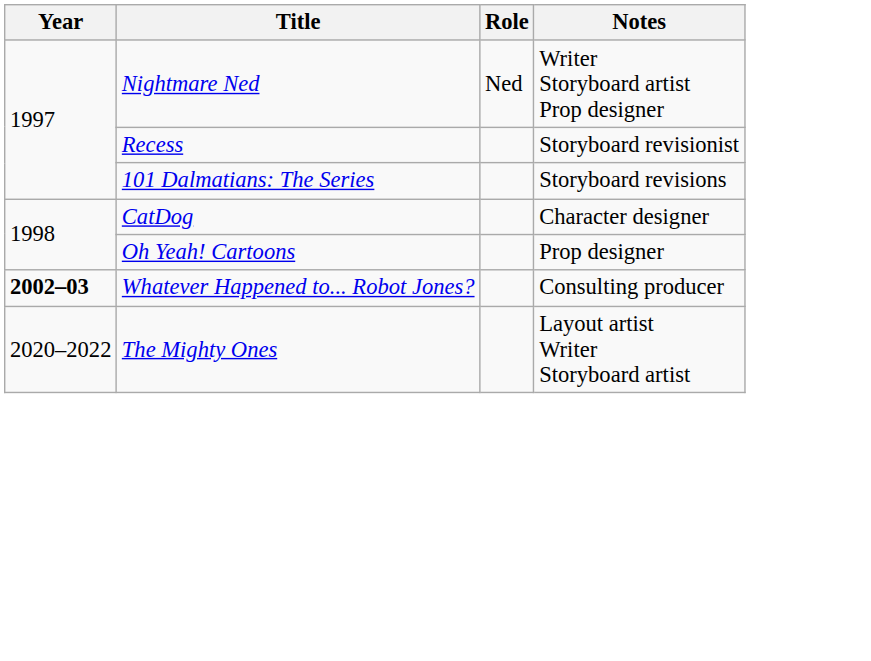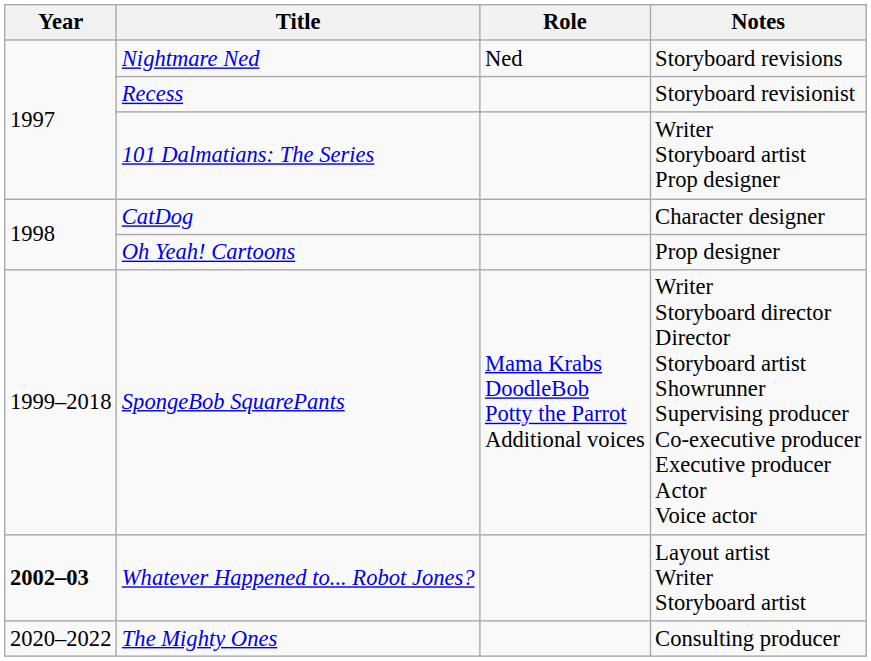(615, 83) Writer Storyboard artist Prop designer -> (749, 58) Storyboard revisions
(633, 180) Storyboard revisions -> (731, 155) Writer Storyboard artist Prop designer
+ row: (233, 402)
(632, 287) Consulting producer -> (731, 577) Layout artist Writer Storyboard artist
(615, 348) Layout artist Writer Storyboard artist -> (748, 638) Consulting producer
